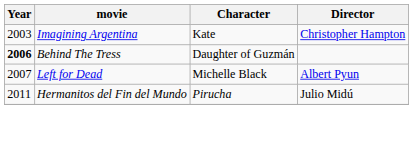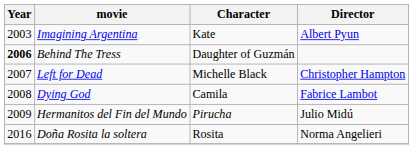(353, 34) Christopher Hampton -> (330, 34) Albert Pyun
(330, 74) Albert Pyun -> (353, 74) Christopher Hampton
+ row: (64, 94)
(19, 94) 2011 -> (19, 114) 2009
+ row: (92, 134)
